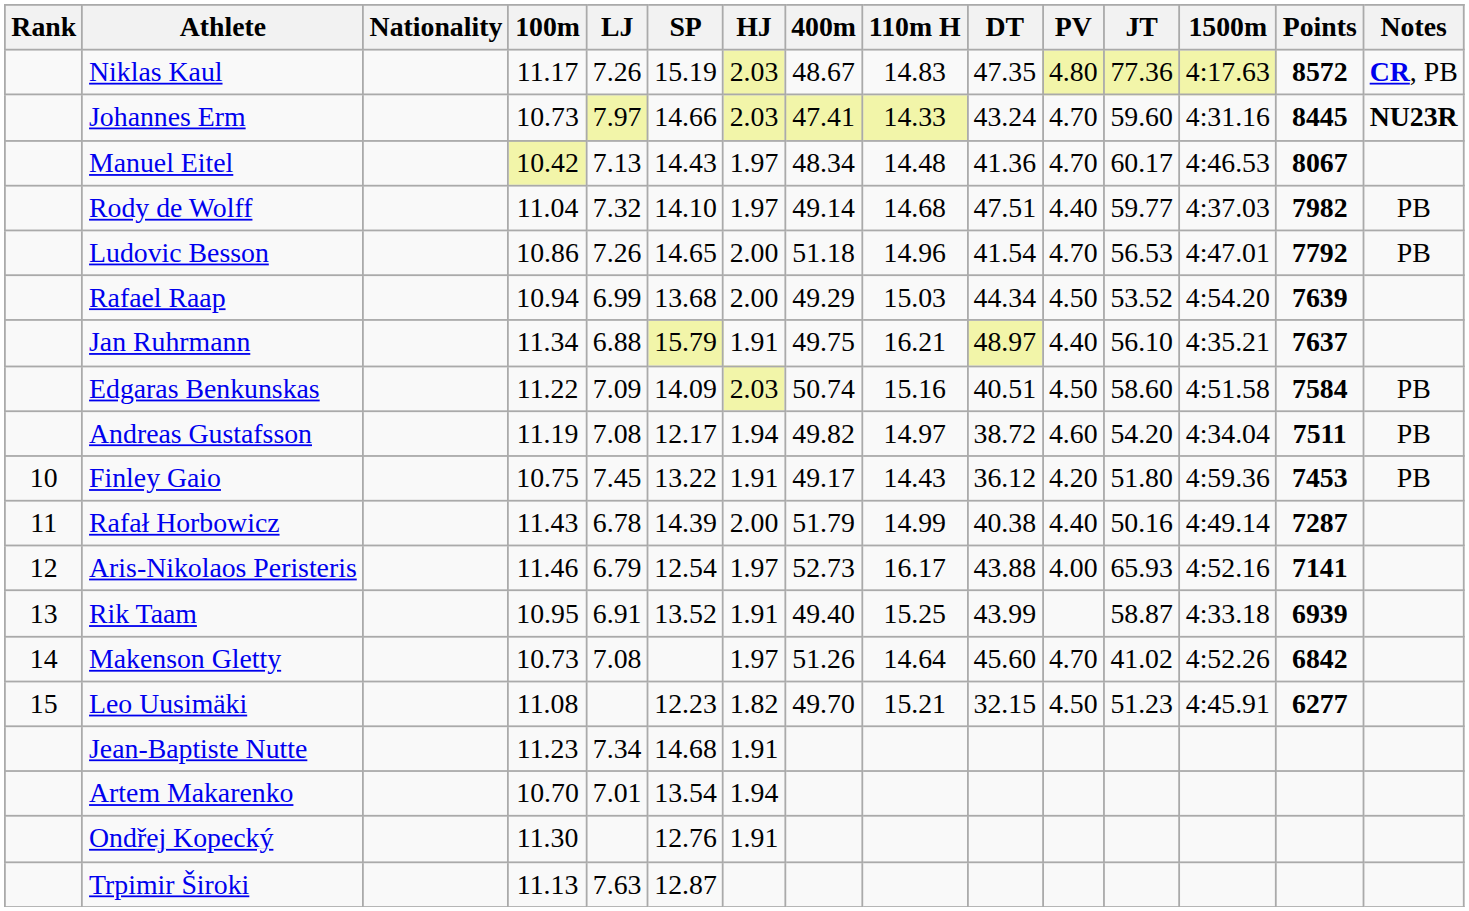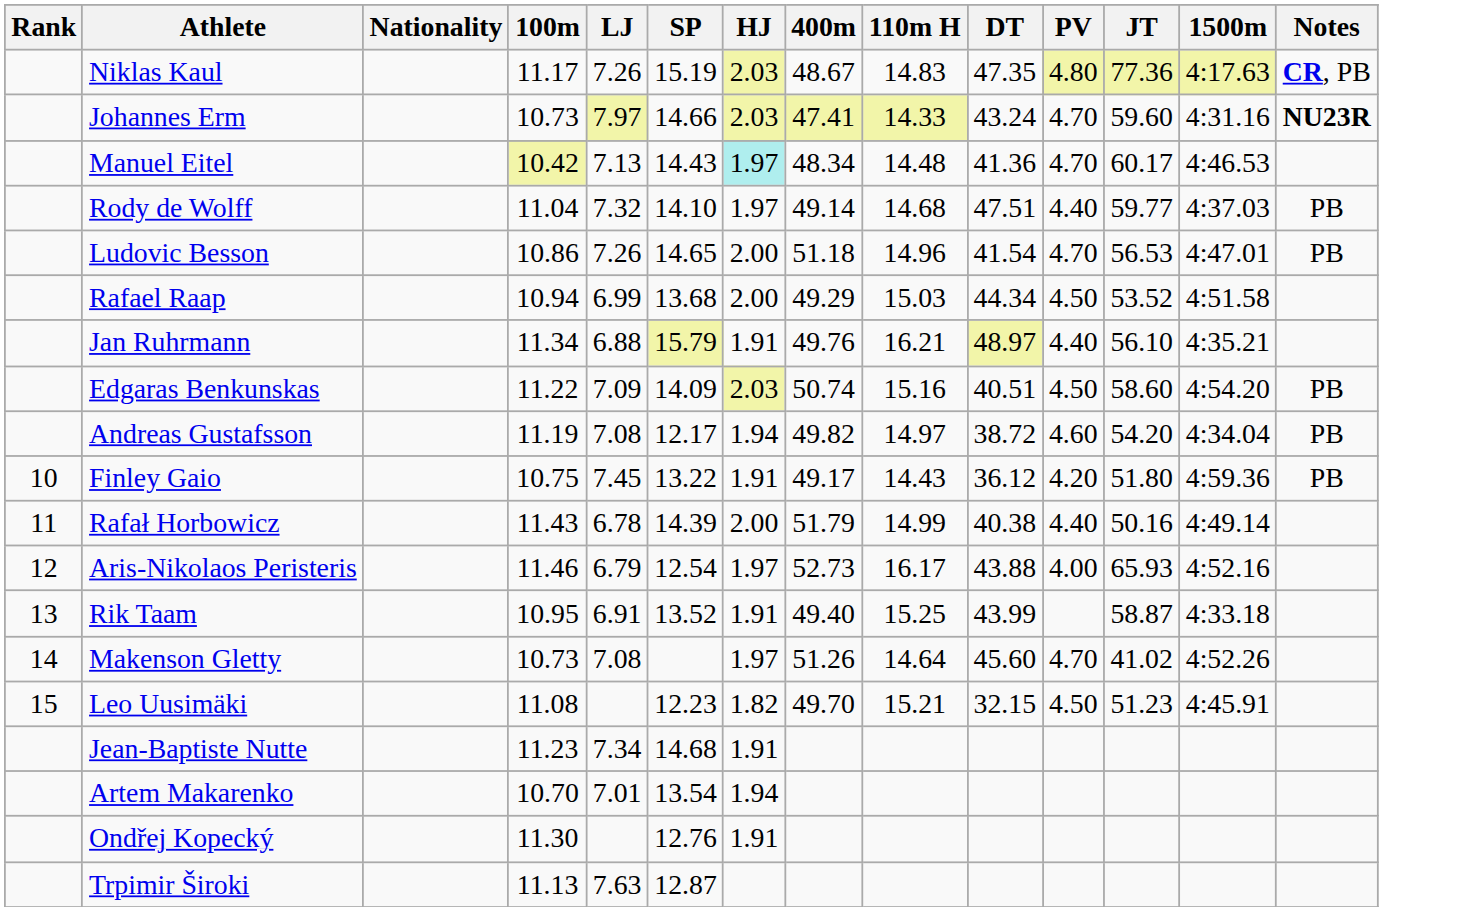- column: (1320, 26)
(754, 161) no background -> (754, 161) paleturquoise background
(1228, 297) 4:54.20 -> (1228, 297) 4:51.58
(824, 342) 49.75 -> (824, 342) 49.76
(1228, 387) 4:51.58 -> (1228, 387) 4:54.20
